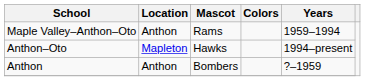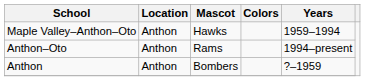(208, 31) Rams -> (210, 31) Hawks
(164, 48) Mapleton -> (159, 48) Anthon
(210, 48) Hawks -> (208, 48) Rams
